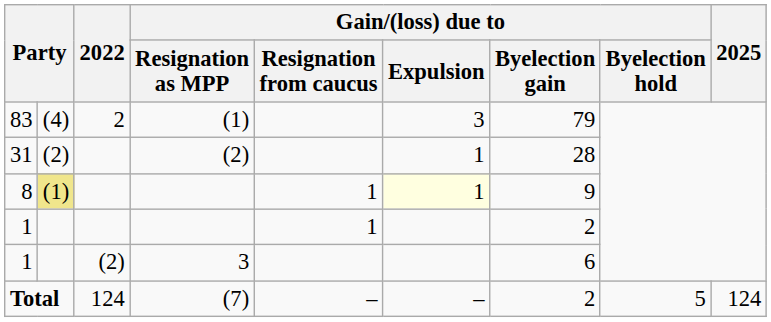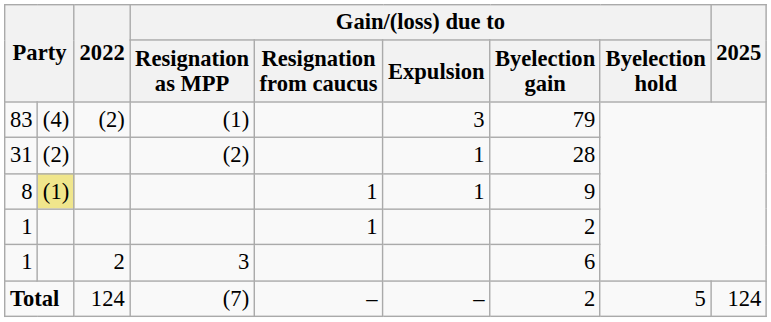(119, 119) 2 -> (112, 119) (2)
(479, 190) lightyellow background -> (479, 190) no background
(112, 262) (2) -> (119, 262) 2
